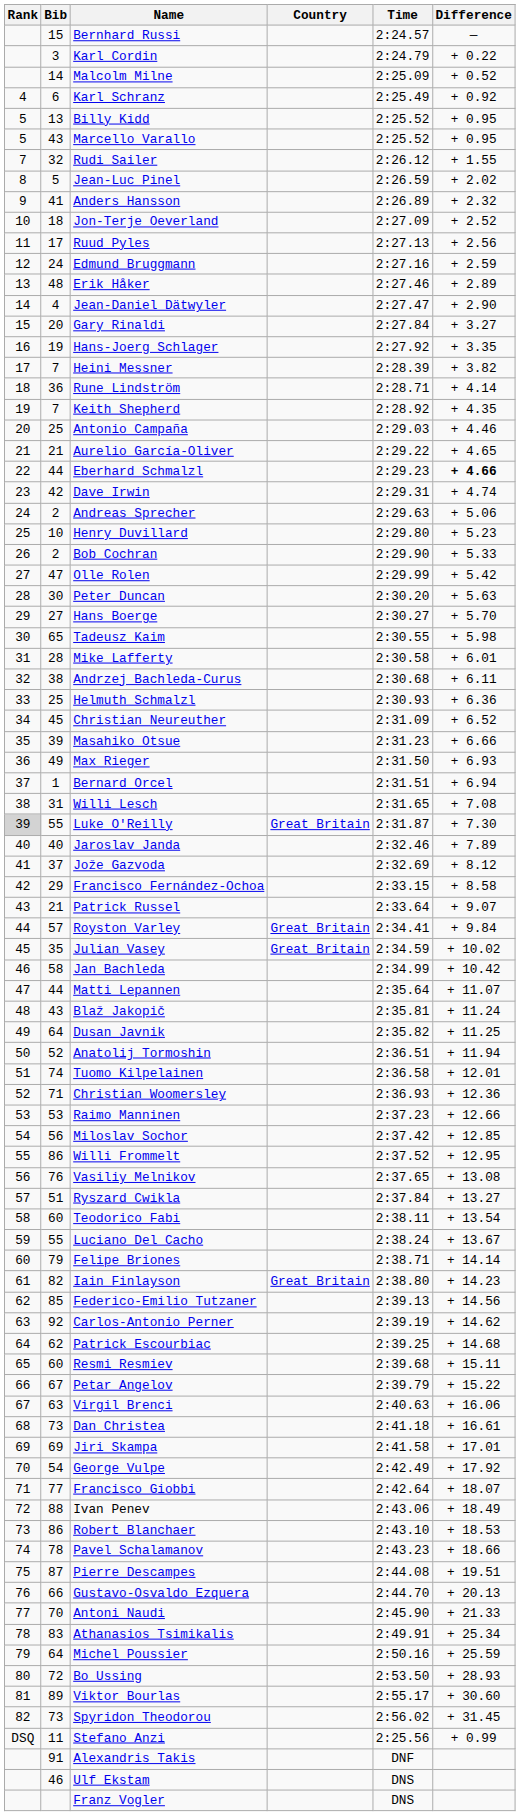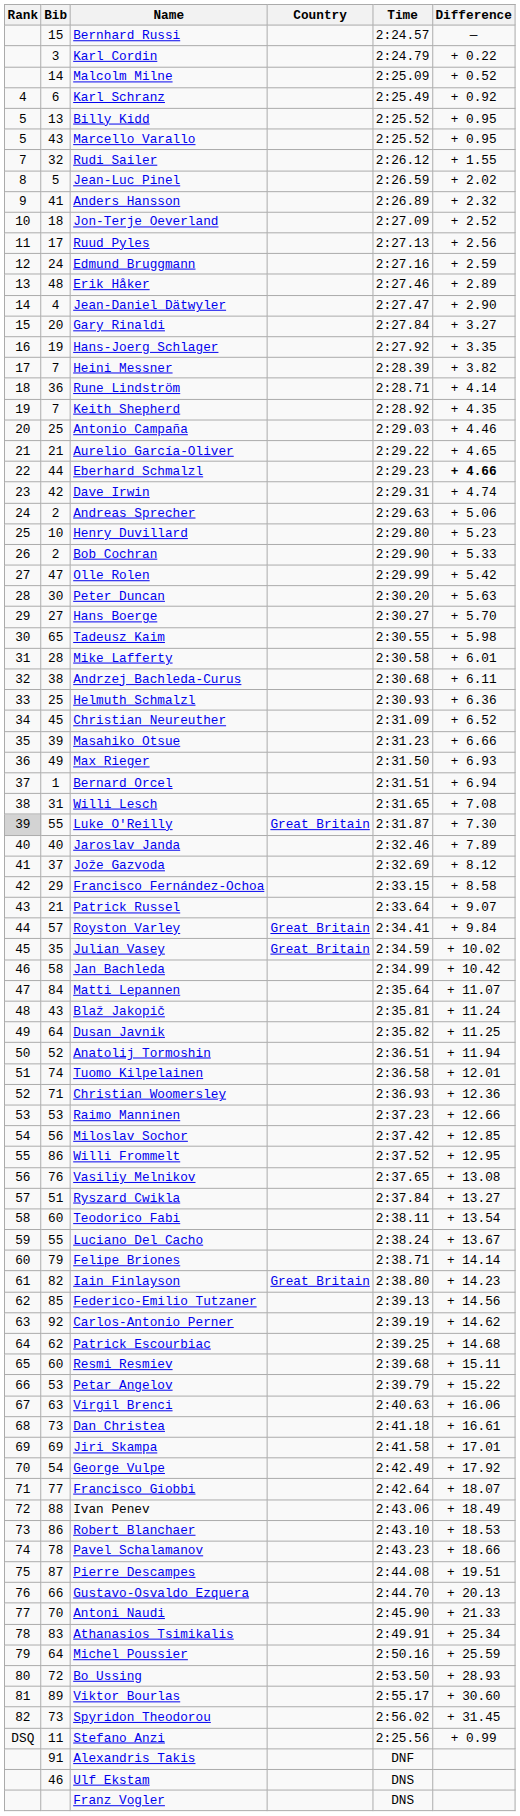(56, 991) 44 -> (56, 991) 84
(56, 1385) 67 -> (56, 1385) 53
